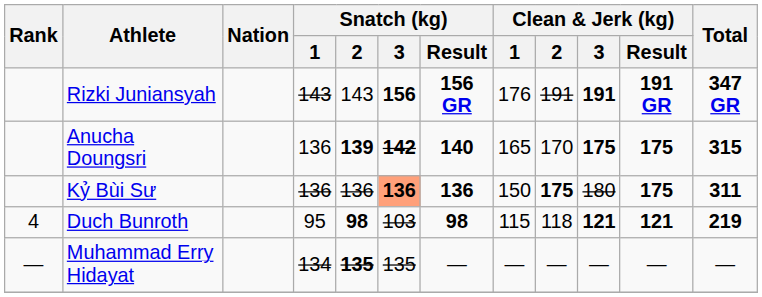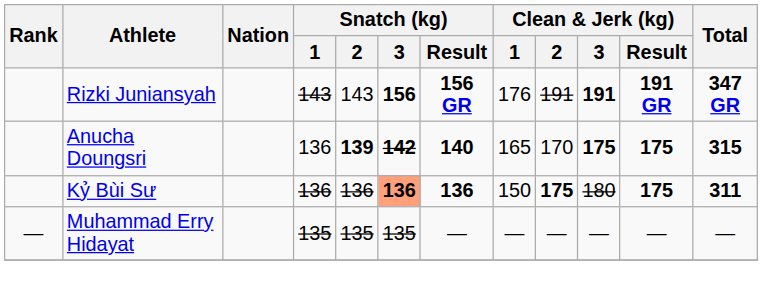- row: (128, 222)
(315, 264) 134 -> (315, 233) 135
(357, 264) bold -> (357, 233) normal
